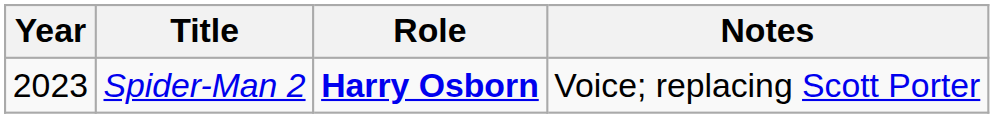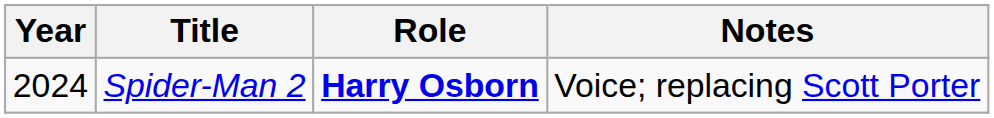(50, 84) 2023 -> (50, 84) 2024
